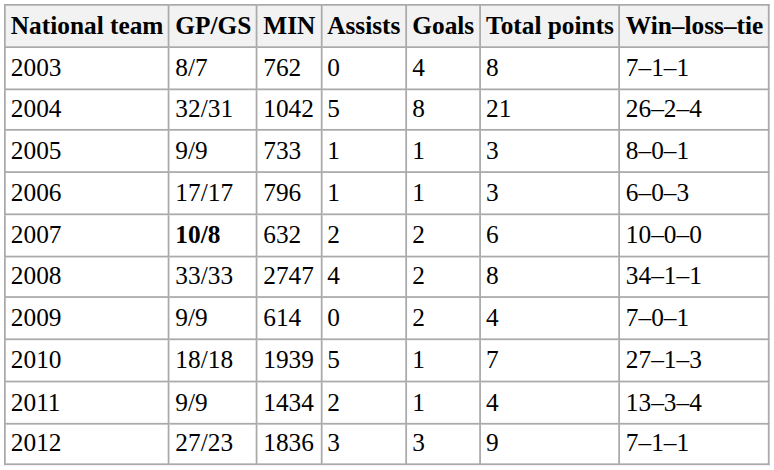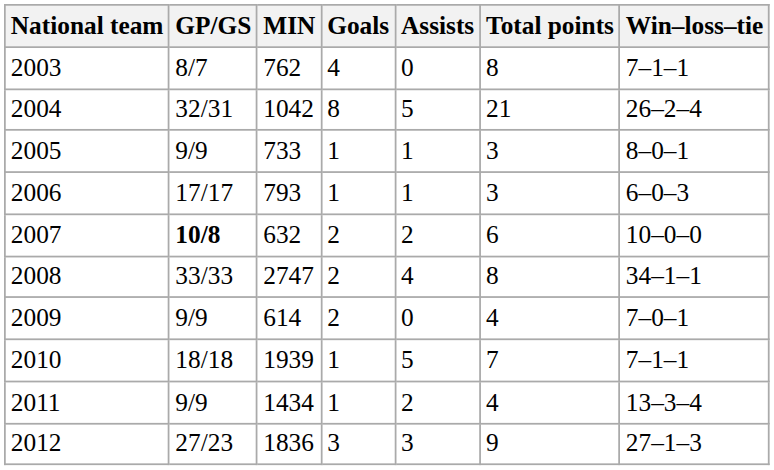columns swapped: (443, 25) <-> (364, 25)
(282, 192) 796 -> (282, 192) 793
(664, 360) 27–1–3 -> (657, 360) 7–1–1
(657, 443) 7–1–1 -> (664, 443) 27–1–3
